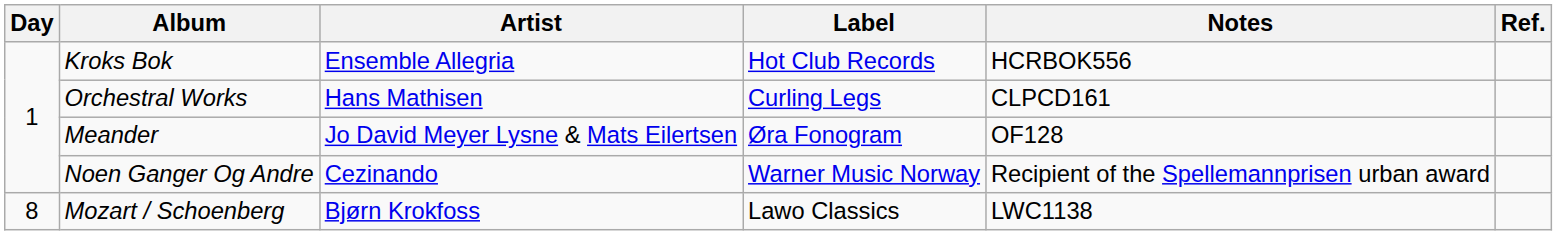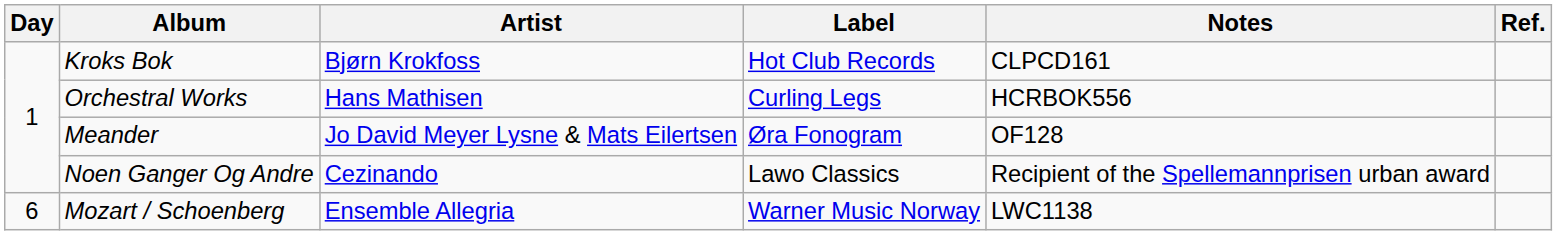(419, 60) Ensemble Allegria -> (402, 60) Bjørn Krokfoss
(1061, 60) HCRBOK556 -> (1051, 60) CLPCD161
(1051, 98) CLPCD161 -> (1061, 98) HCRBOK556
(864, 173) Warner Music Norway -> (824, 173) Lawo Classics
(32, 211) 8 -> (32, 211) 6
(402, 211) Bjørn Krokfoss -> (419, 211) Ensemble Allegria
(824, 211) Lawo Classics -> (864, 211) Warner Music Norway
